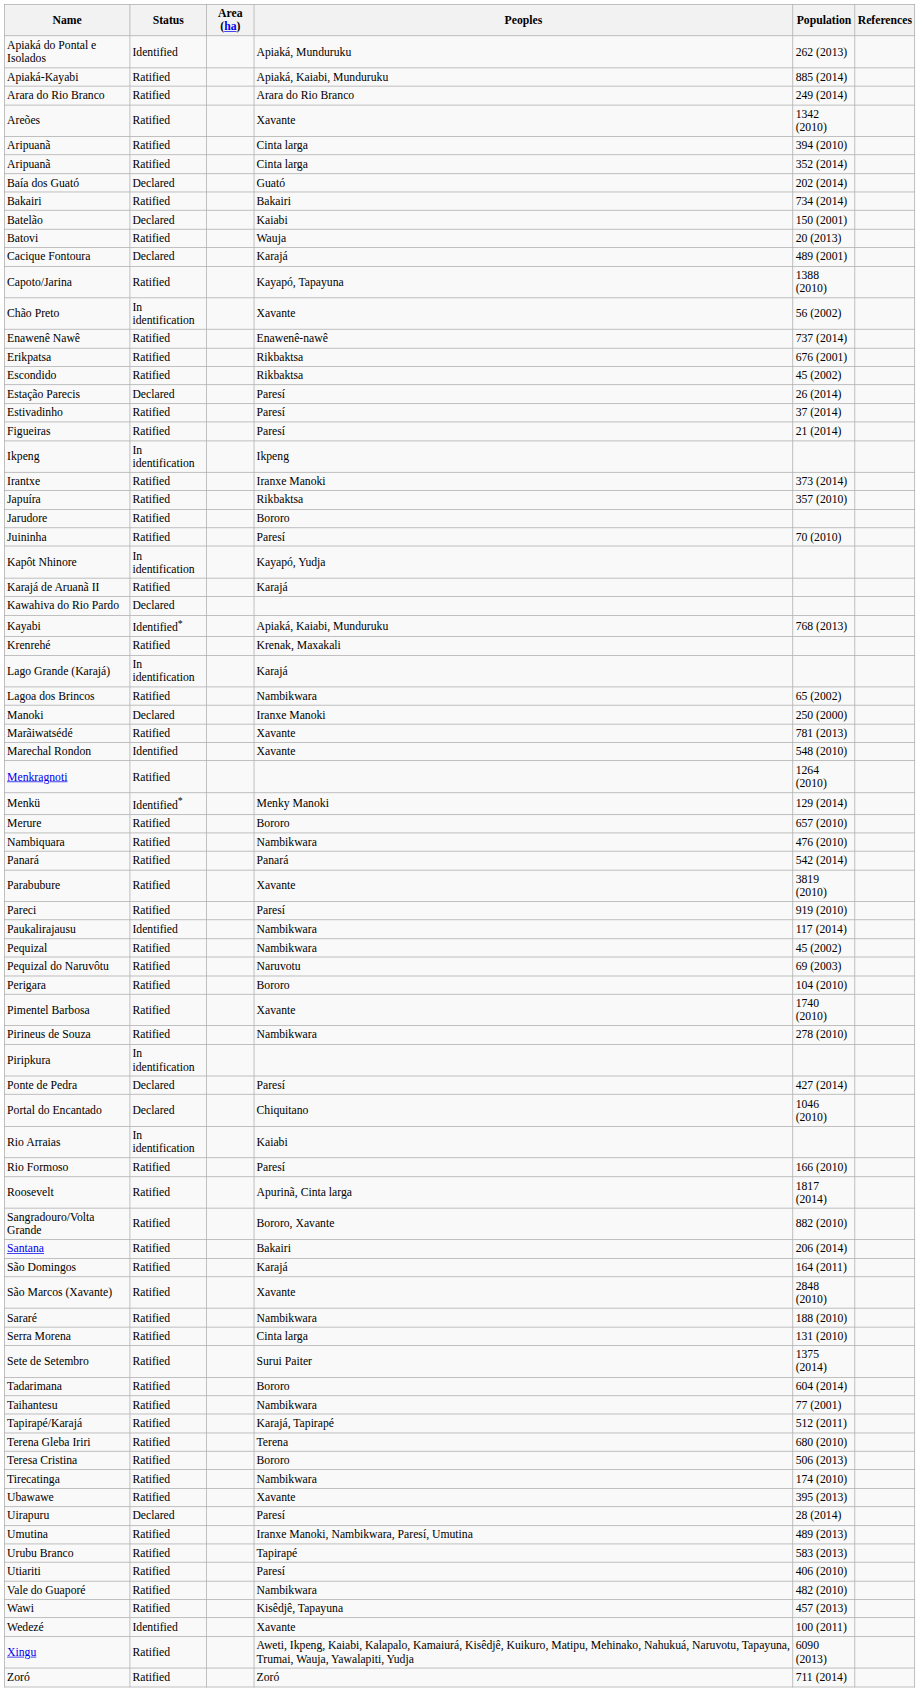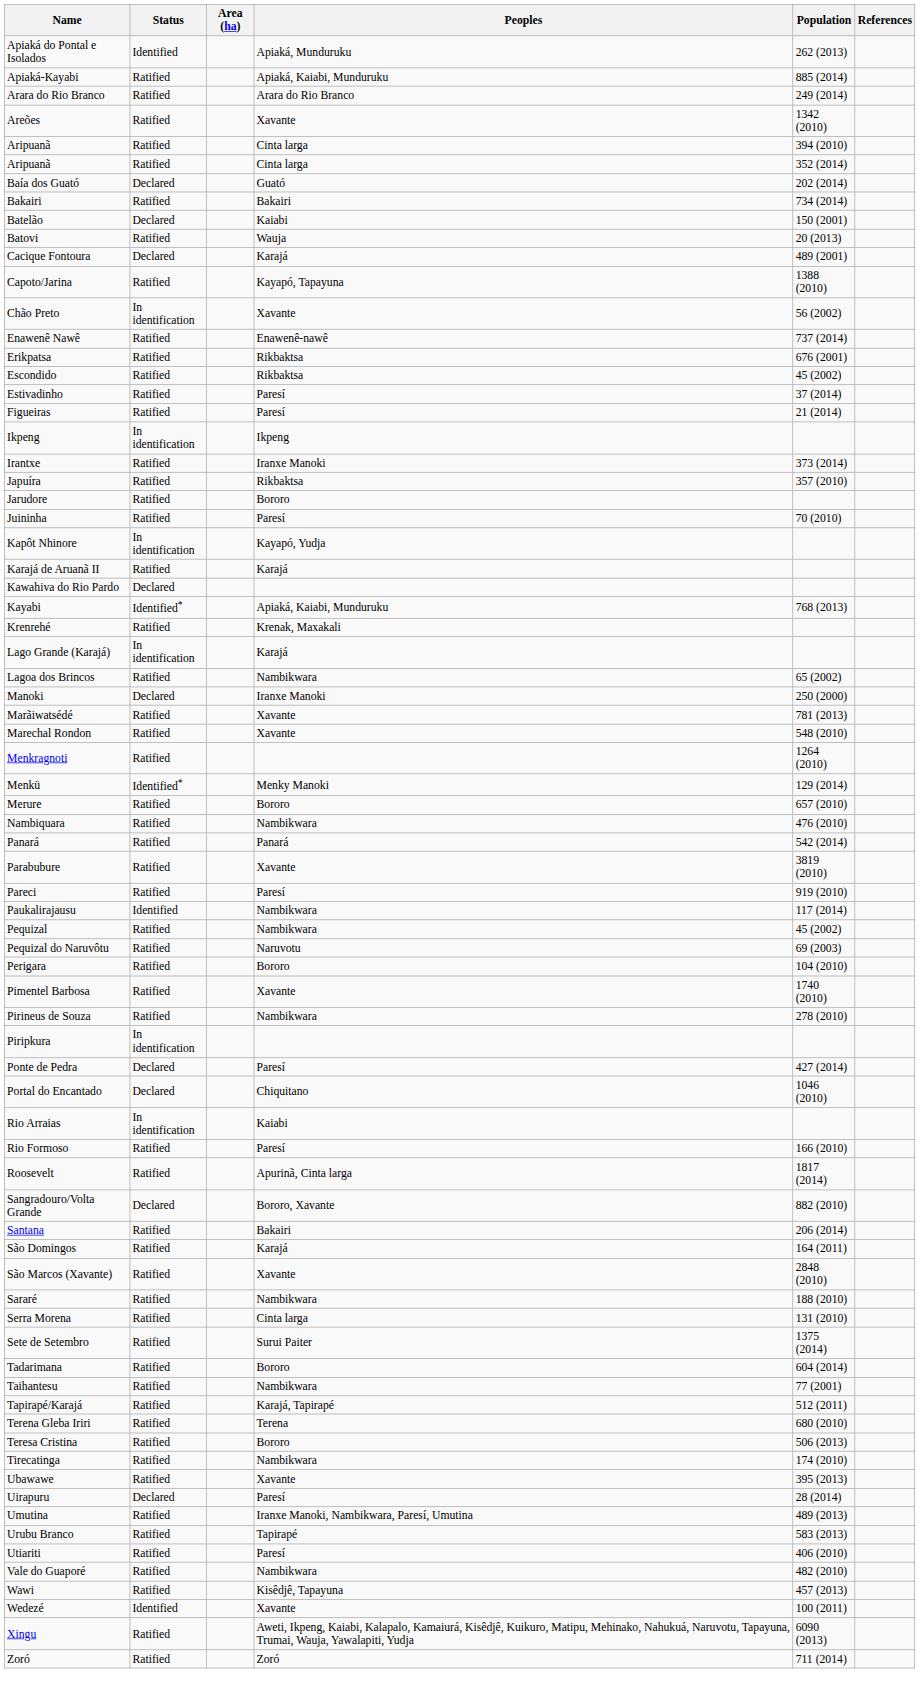- row: (44, 394)
(155, 751) Identified -> (151, 733) Ratified
(151, 1224) Ratified -> (153, 1205) Declared
